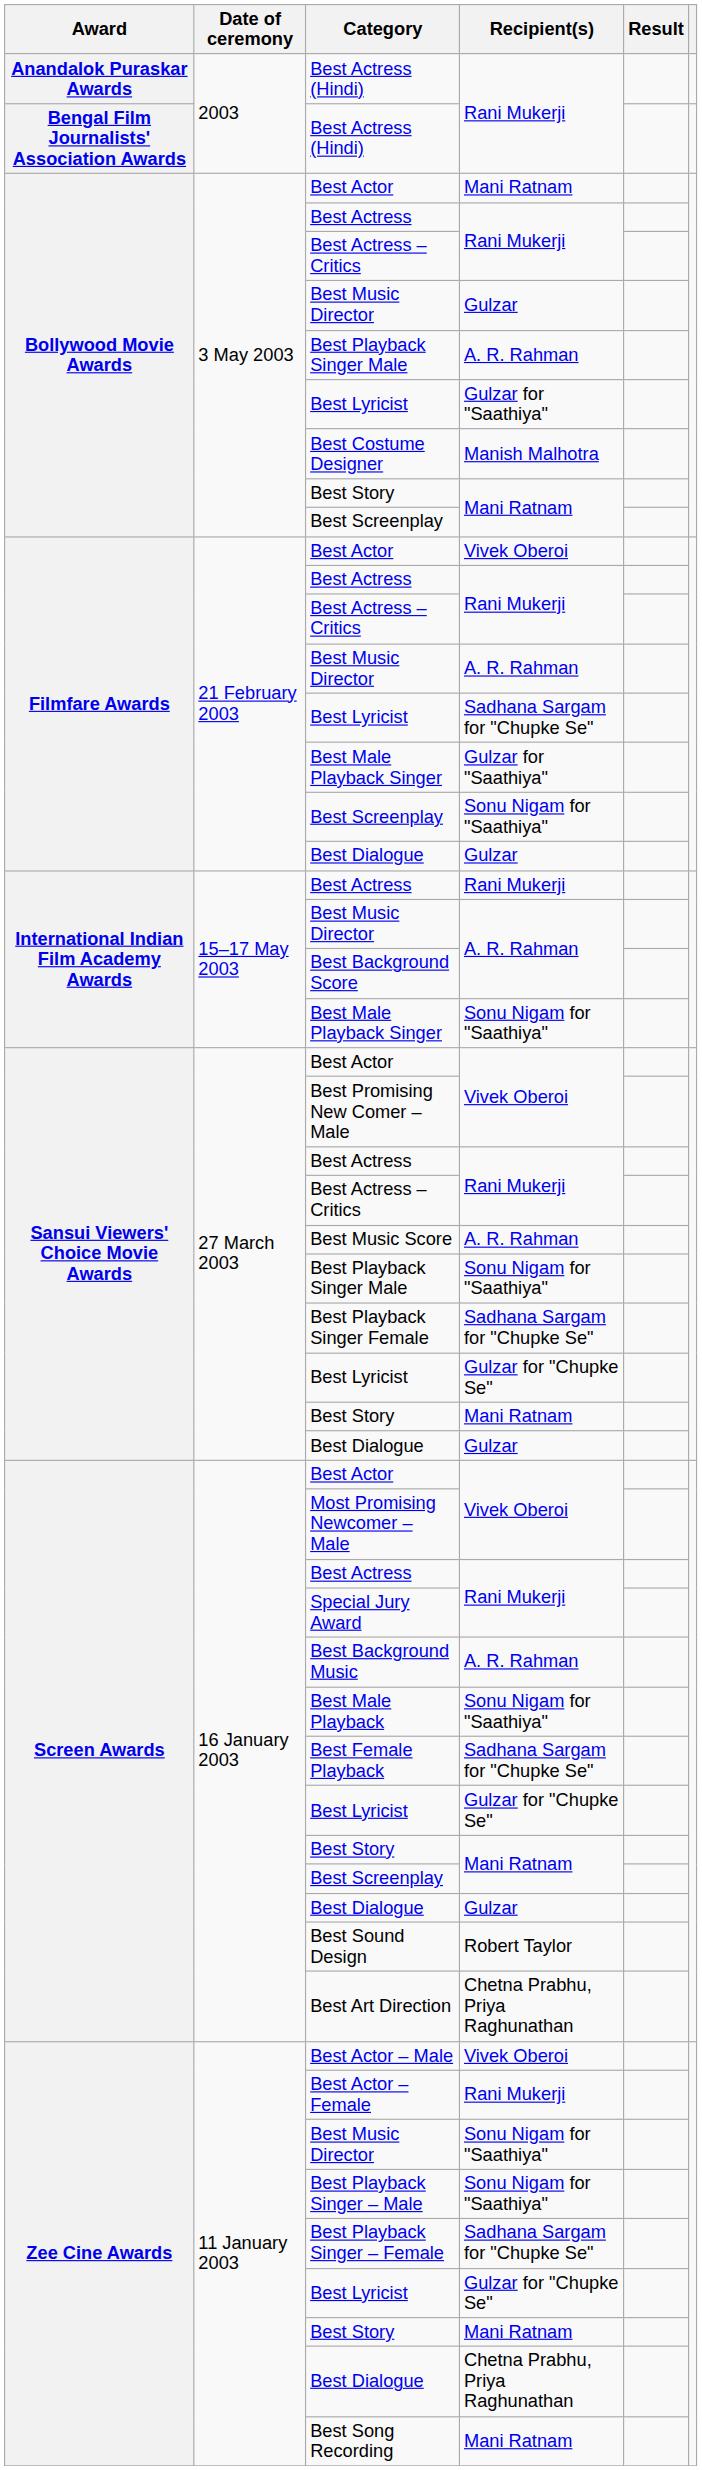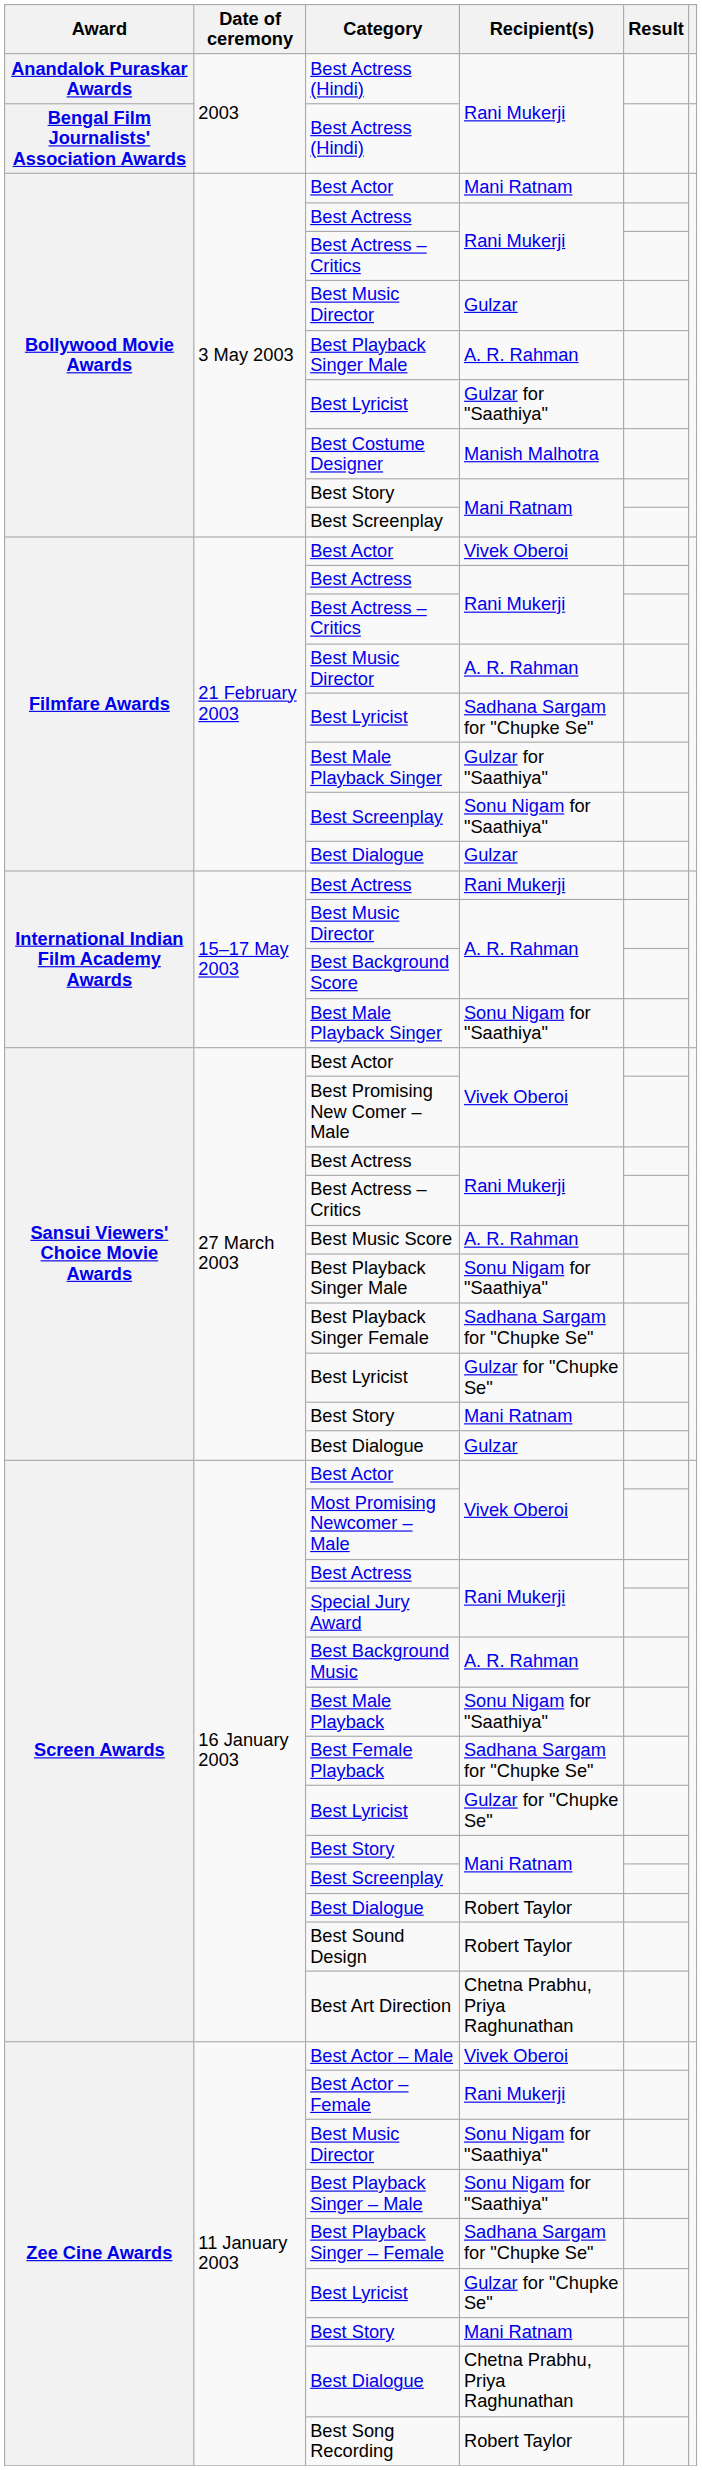(491, 1907) Gulzar -> (518, 1907) Robert Taylor
(518, 2441) Mani Ratnam -> (518, 2441) Robert Taylor
